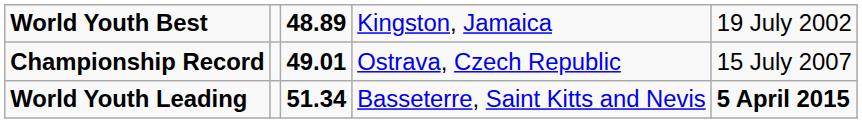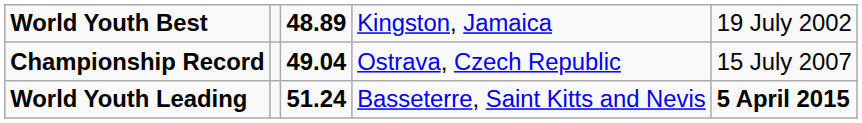(316, 61) 49.01 -> (316, 61) 49.04
(316, 99) 51.34 -> (316, 99) 51.24
